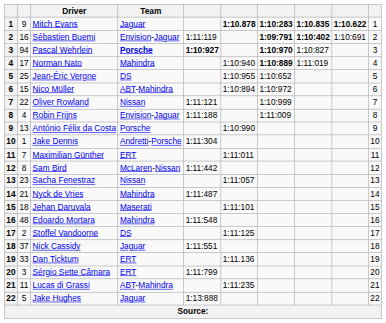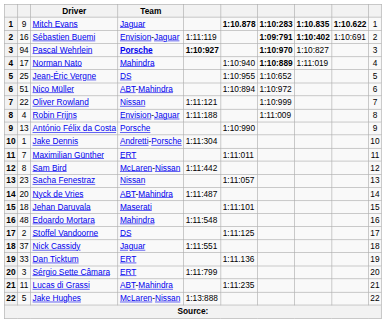(24, 89) 15 -> (24, 89) 51
(24, 194) 21 -> (24, 194) 20
(137, 194) Mahindra -> (146, 194) ABT-Mahindra
(133, 298) Jaguar -> (150, 298) McLaren-Nissan
